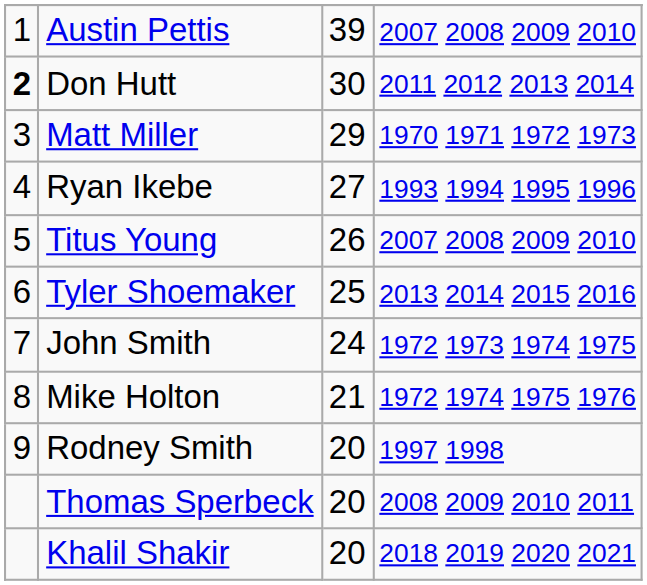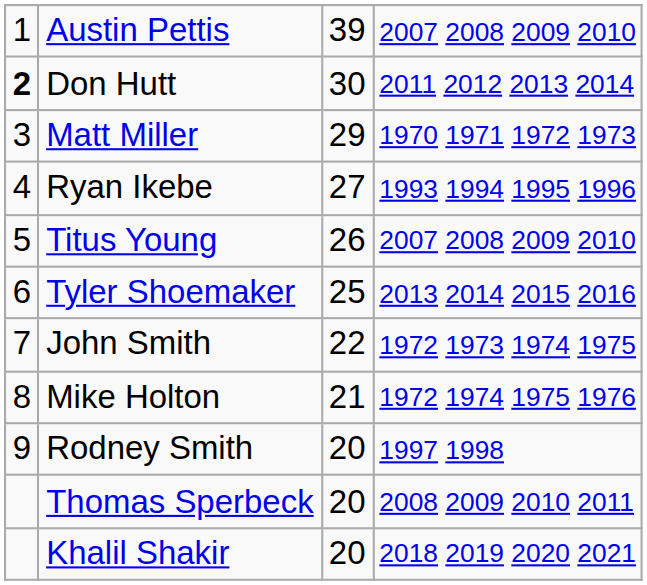(347, 344) 24 -> (347, 344) 22
